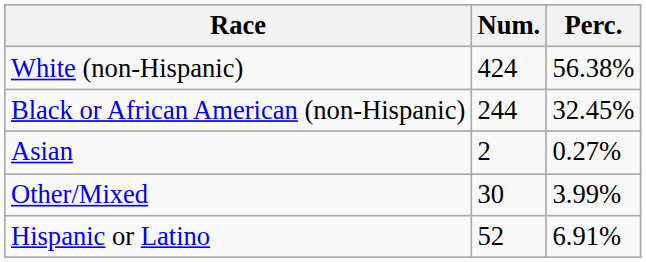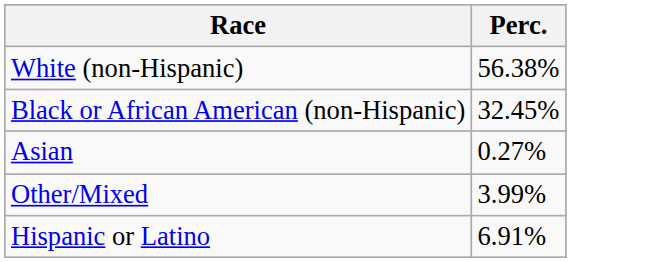- column: (509, 25)
